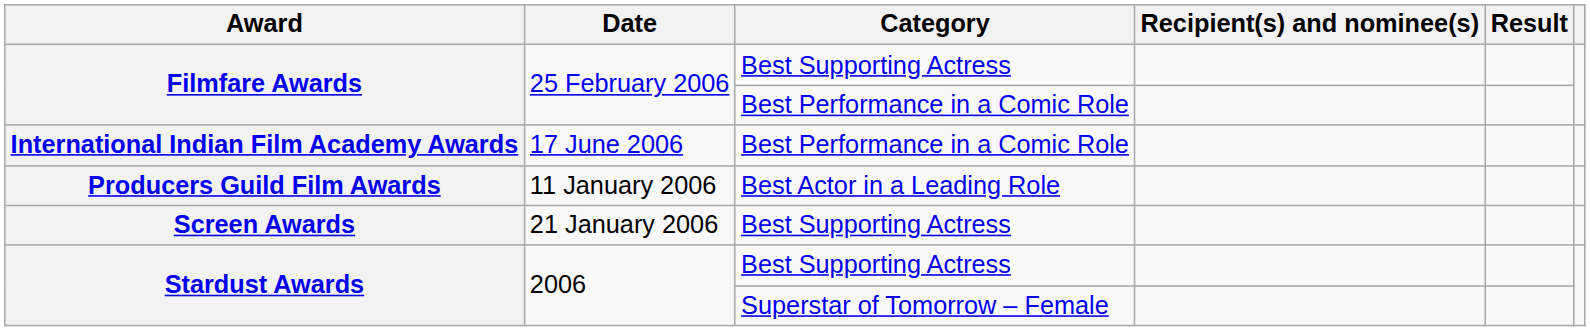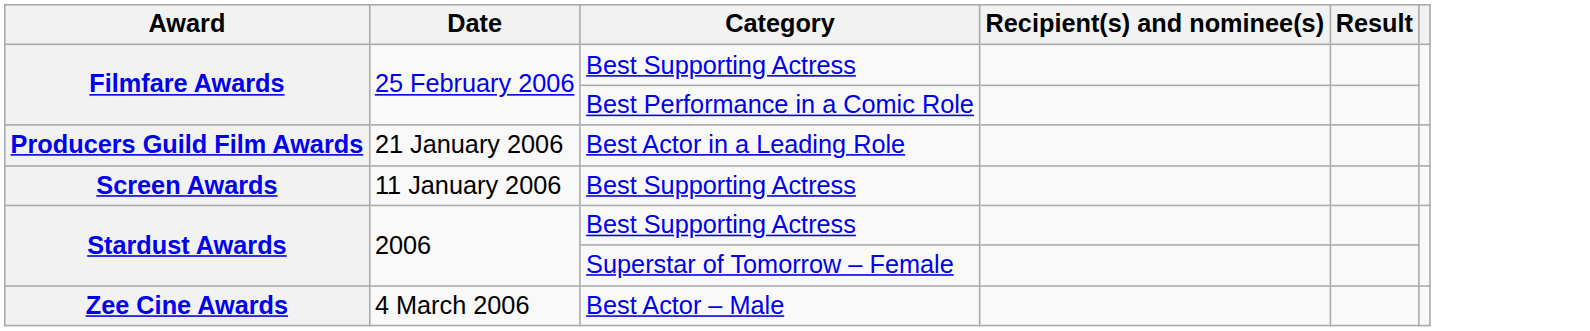- row: (264, 144)
(623, 184) 11 January 2006 -> (469, 144) 21 January 2006
(624, 225) 21 January 2006 -> (468, 184) 11 January 2006
+ row: (187, 305)
